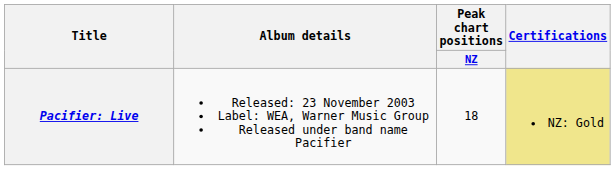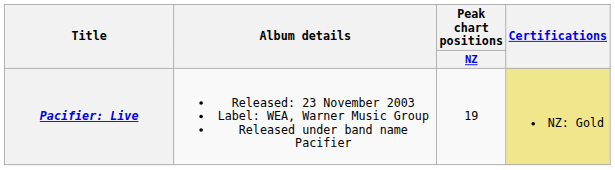(471, 116) 18 -> (471, 116) 19
